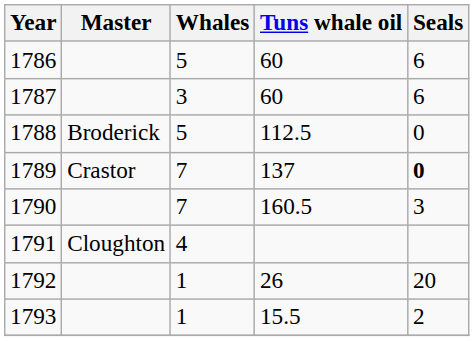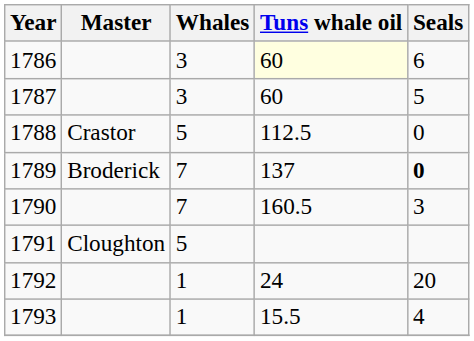(182, 59) 5 -> (182, 59) 3
(272, 59) no background -> (272, 59) lightyellow background
(419, 96) 6 -> (419, 96) 5
(114, 133) Broderick -> (101, 133) Crastor
(101, 170) Crastor -> (114, 170) Broderick
(182, 243) 4 -> (182, 243) 5
(272, 280) 26 -> (272, 280) 24
(419, 317) 2 -> (419, 317) 4
